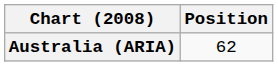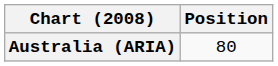(226, 47) 62 -> (226, 47) 80
